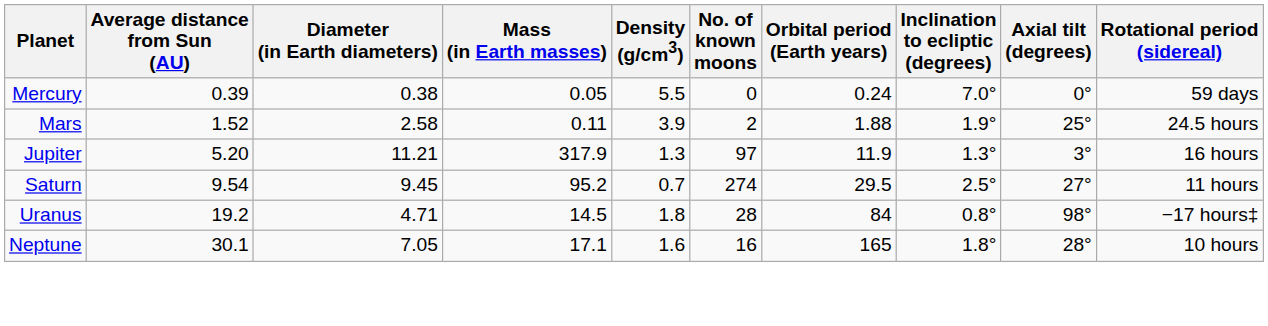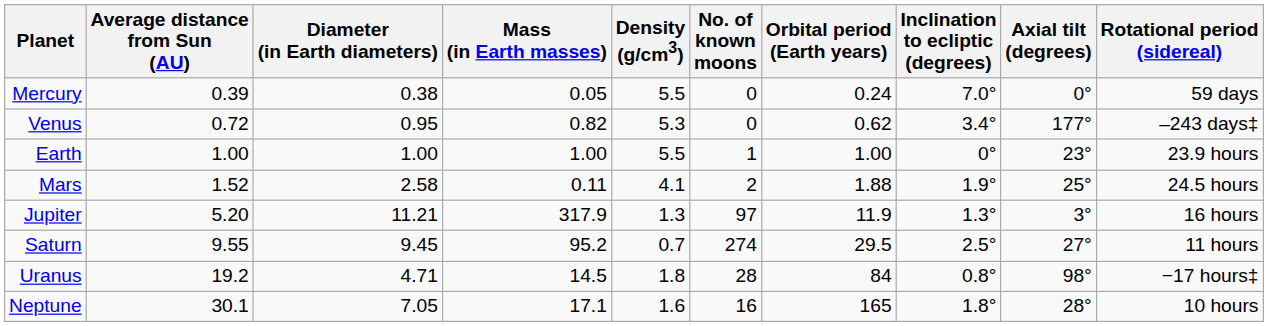+ row: (55, 123)
+ row: (59, 154)
(672, 123) 3.9 -> (672, 184) 4.1
(230, 184) 9.54 -> (230, 245) 9.55
